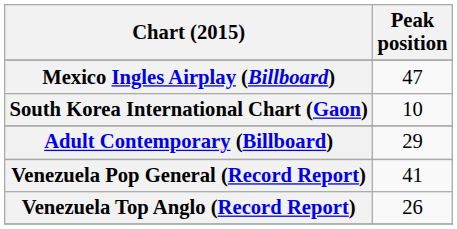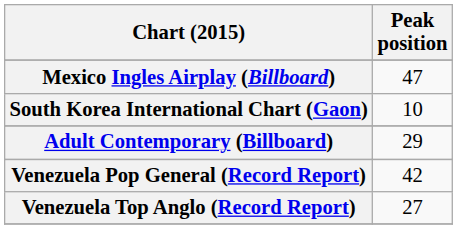(412, 175) 41 -> (412, 175) 42
(412, 207) 26 -> (412, 207) 27
